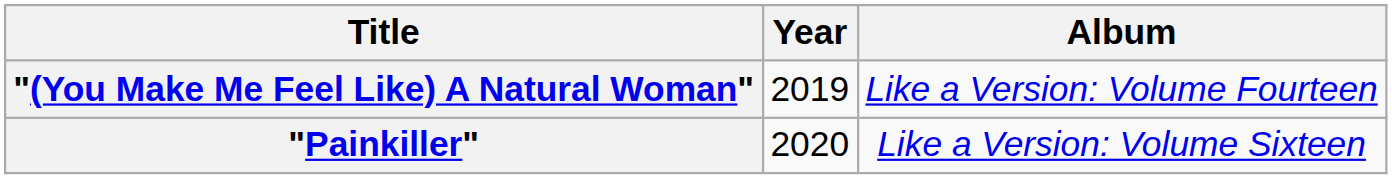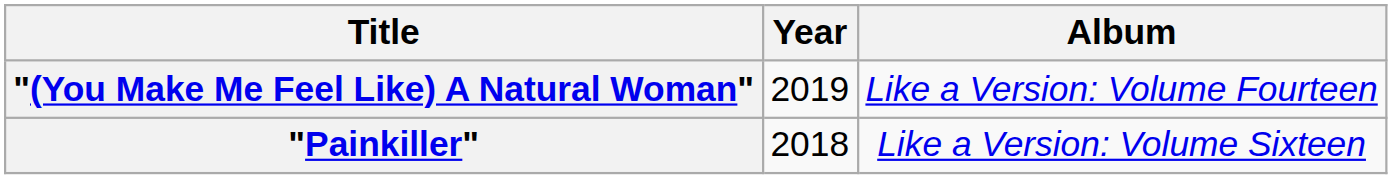(810, 144) 2020 -> (810, 144) 2018
